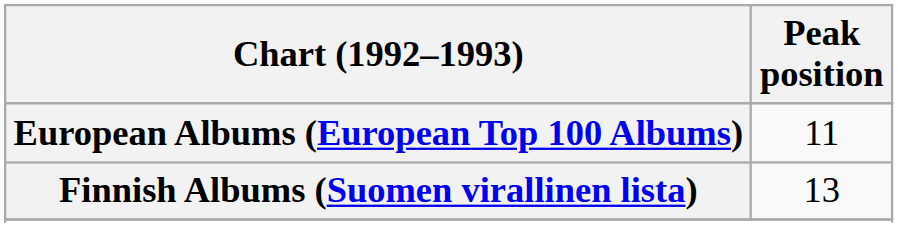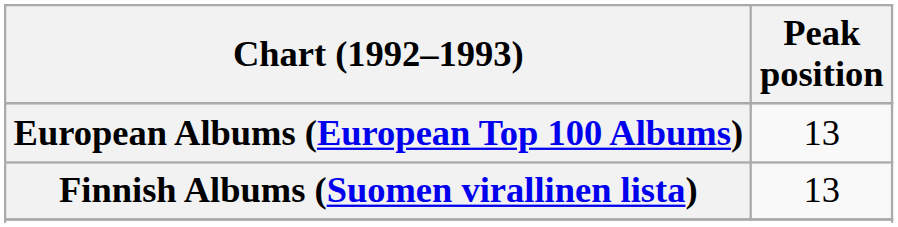(822, 132) 11 -> (822, 132) 13
